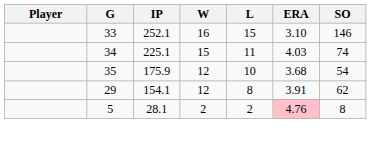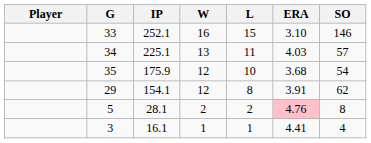(203, 52) 15 -> (203, 52) 13
(343, 52) 74 -> (343, 52) 57
+ row: (110, 128)
